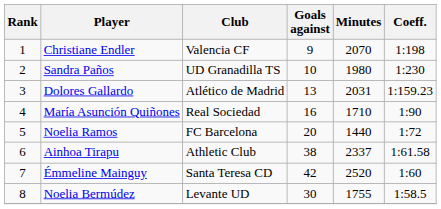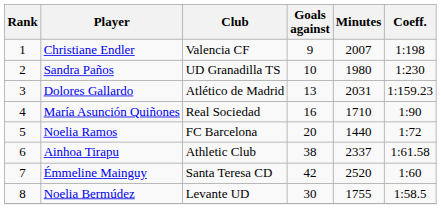(359, 49) 2070 -> (359, 49) 2007
